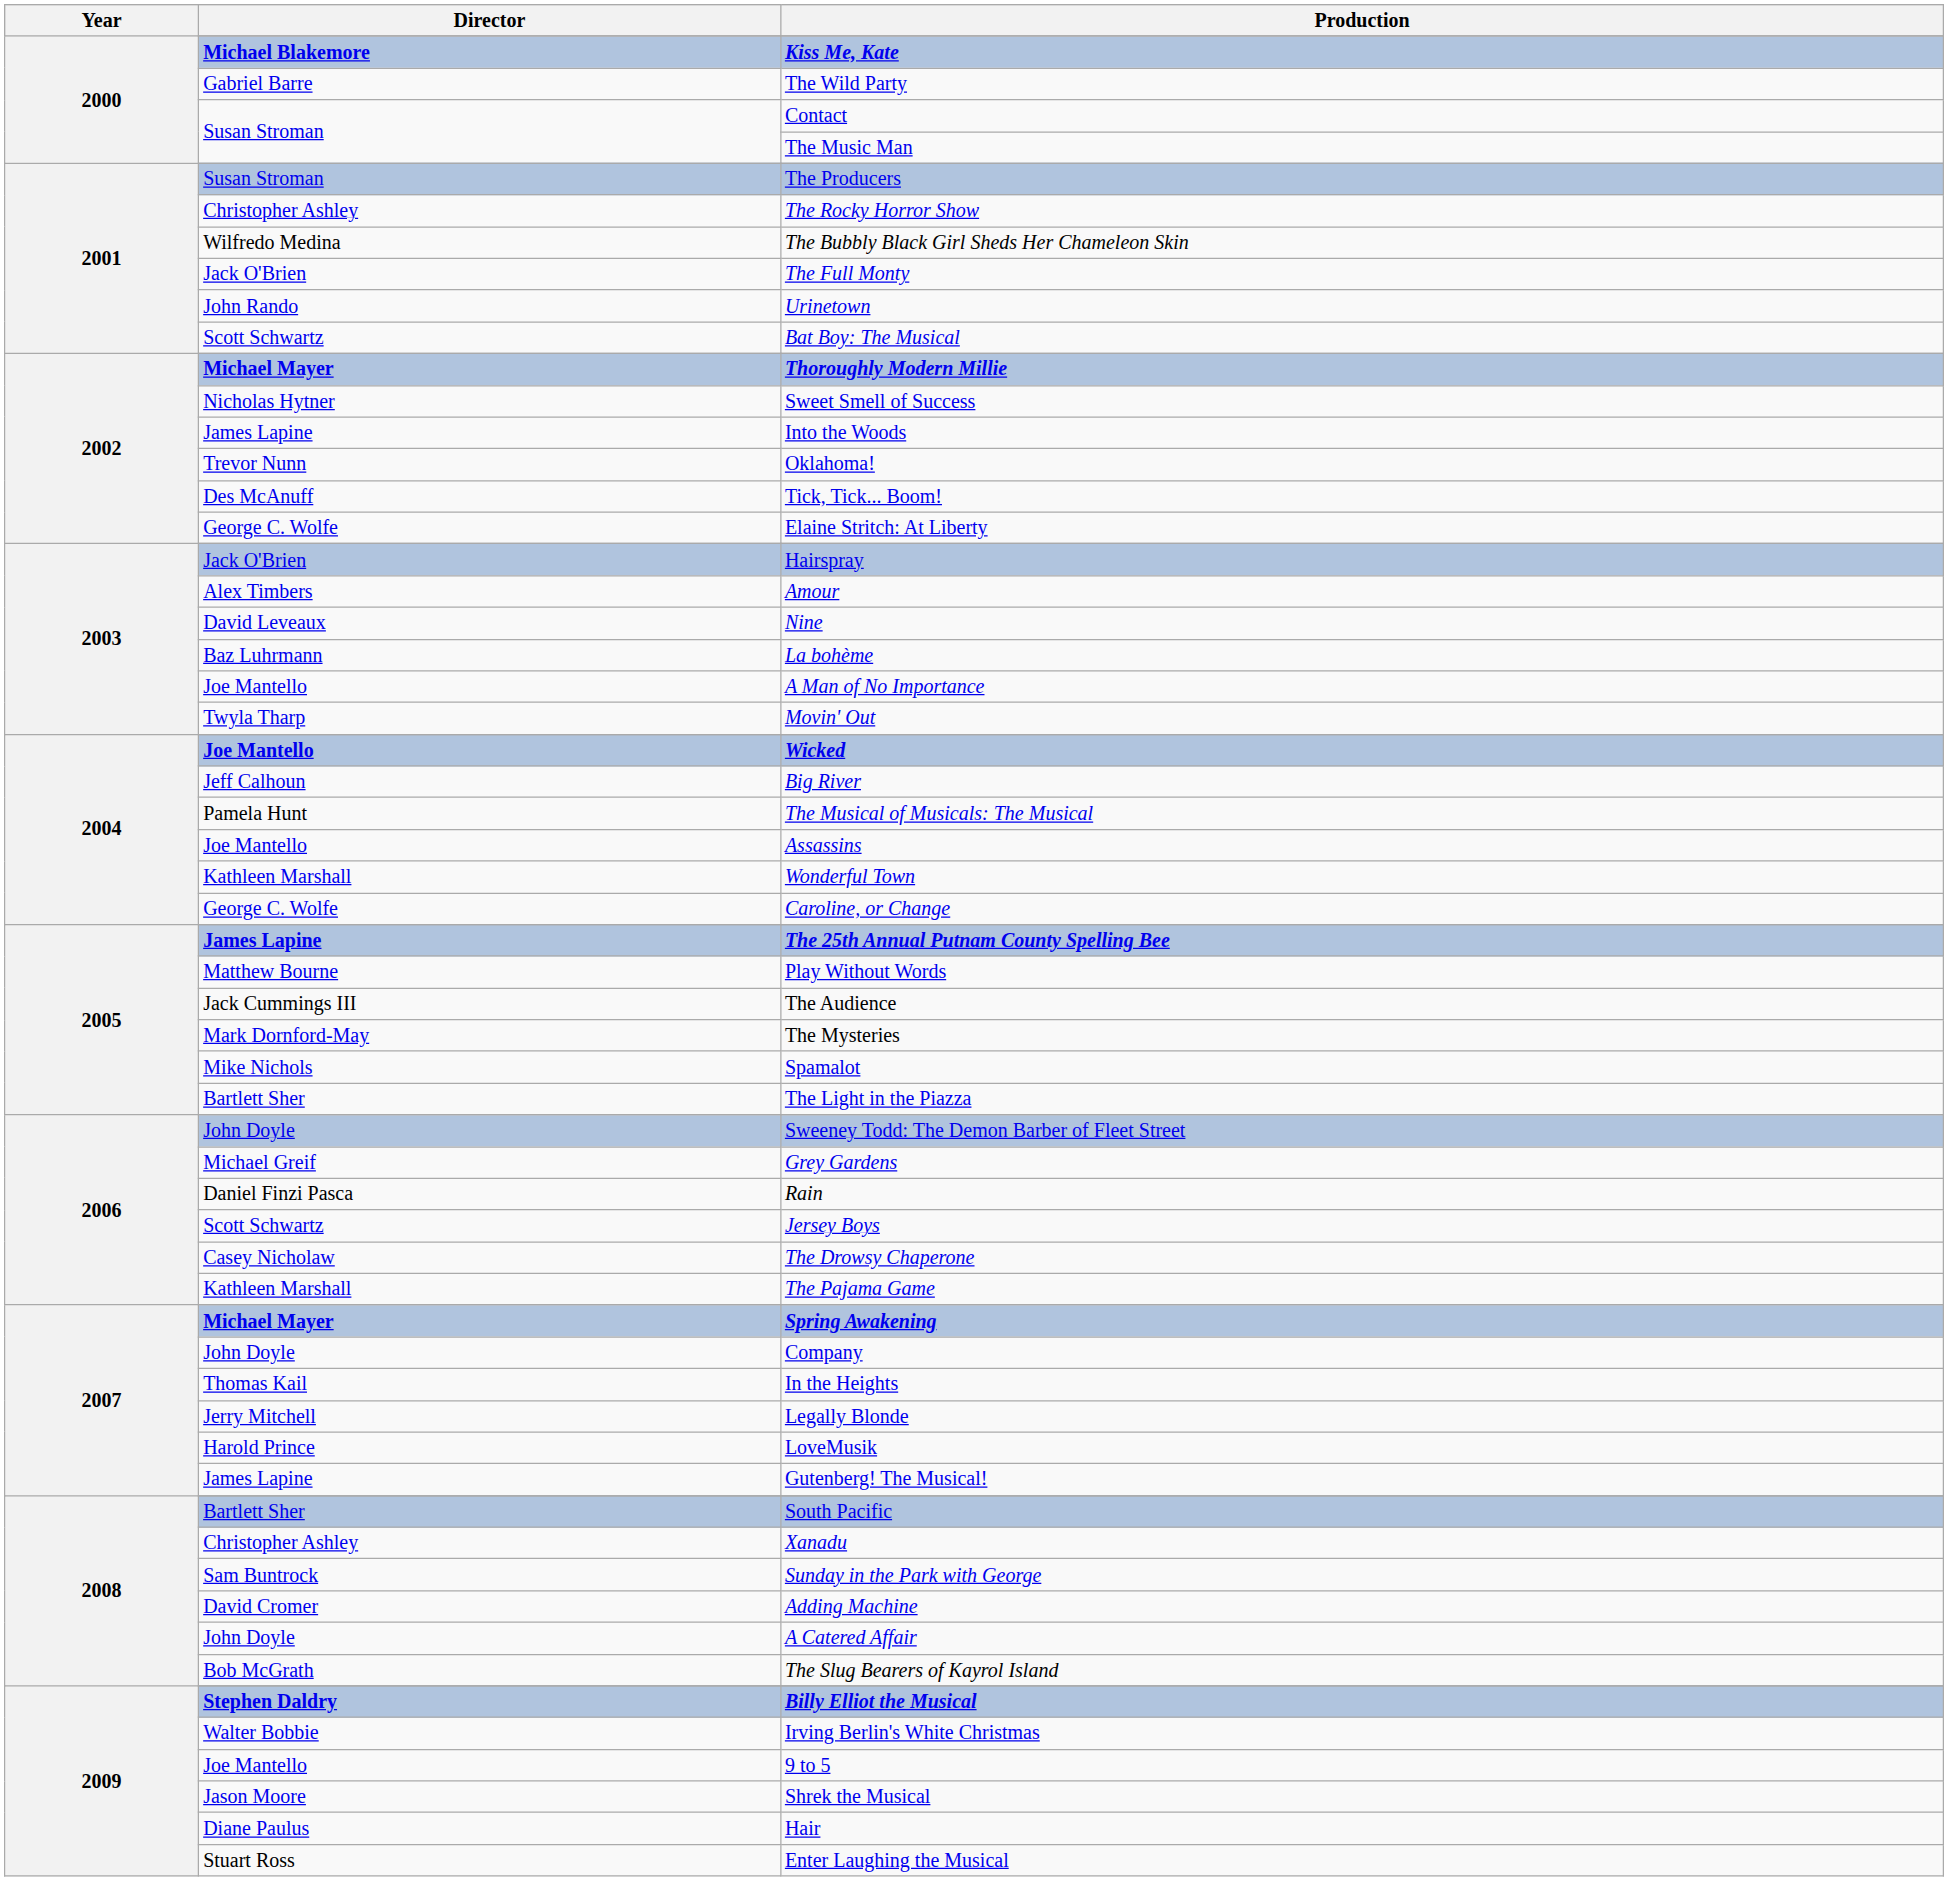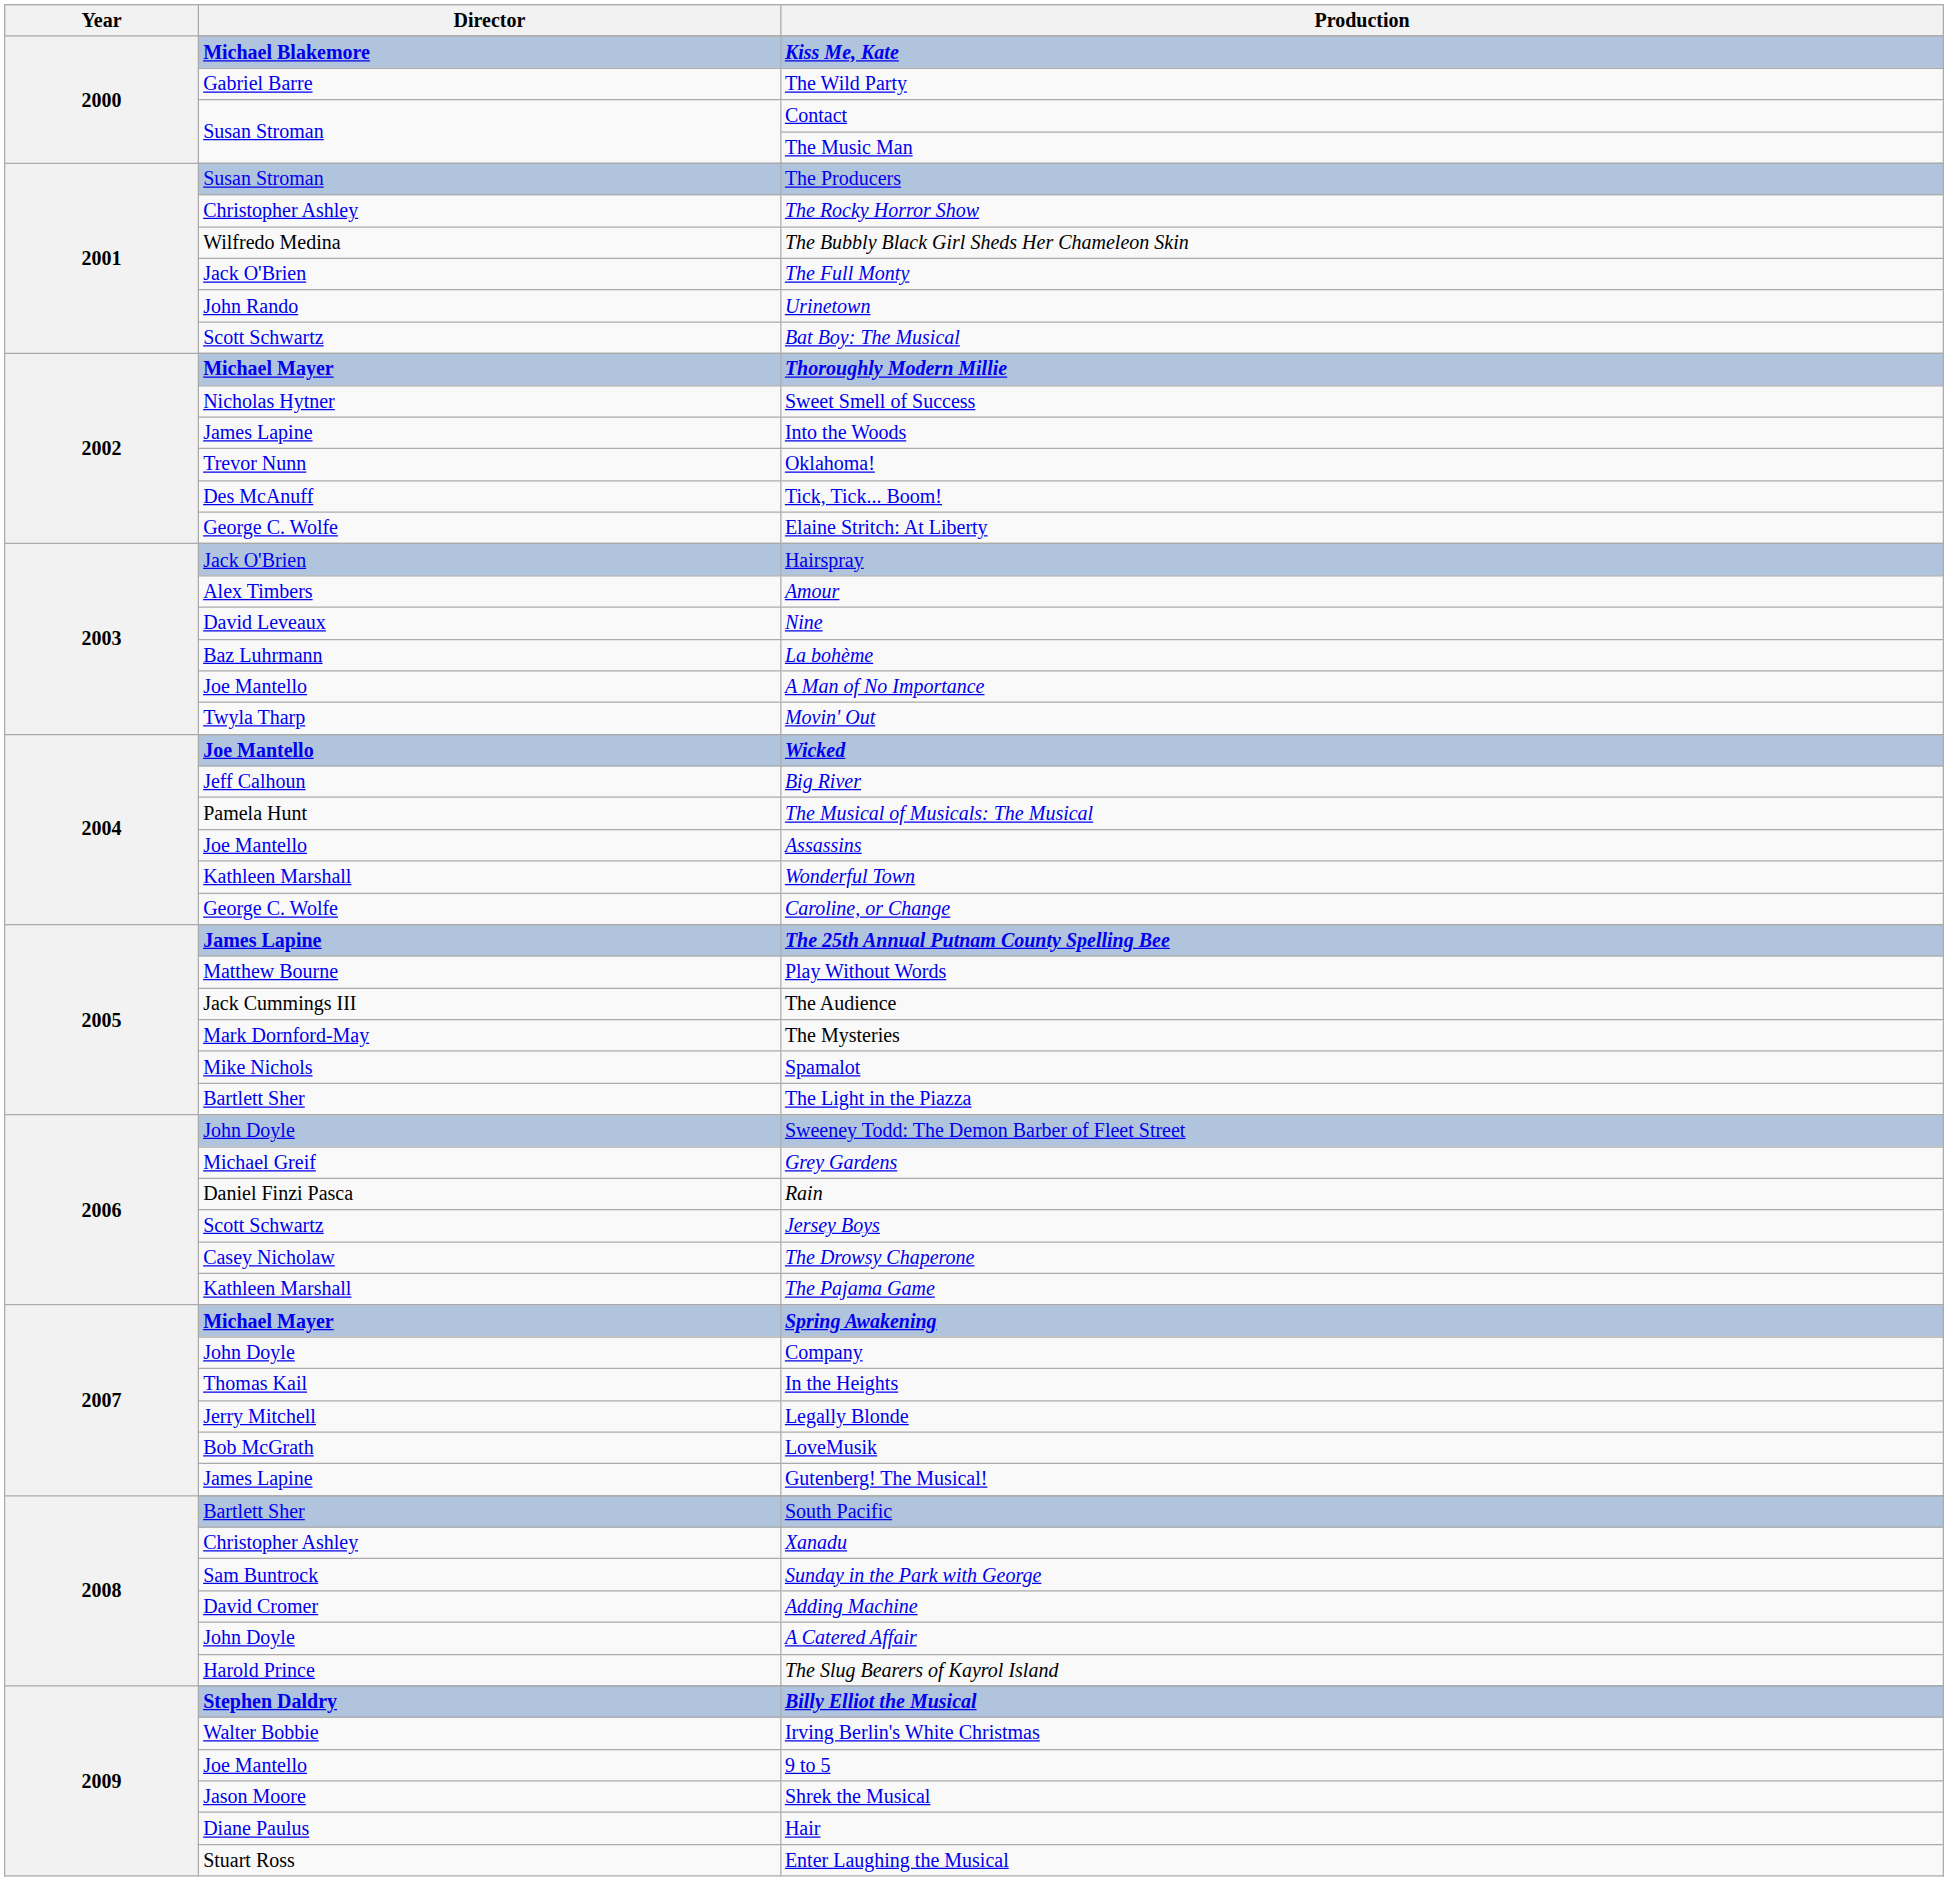(259, 1447) Harold Prince -> (258, 1447) Bob McGrath
(258, 1669) Bob McGrath -> (259, 1669) Harold Prince
